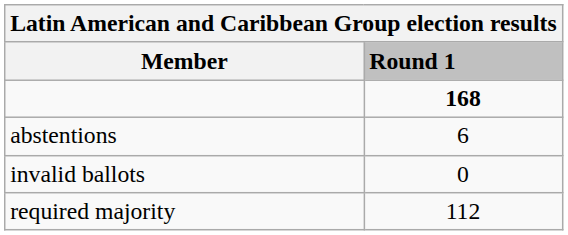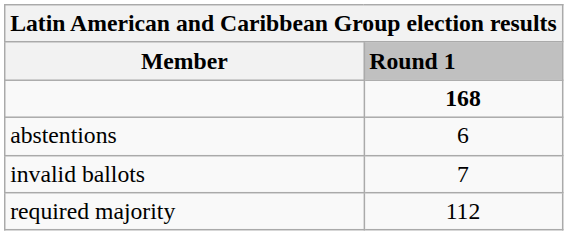(463, 173) 0 -> (463, 173) 7
